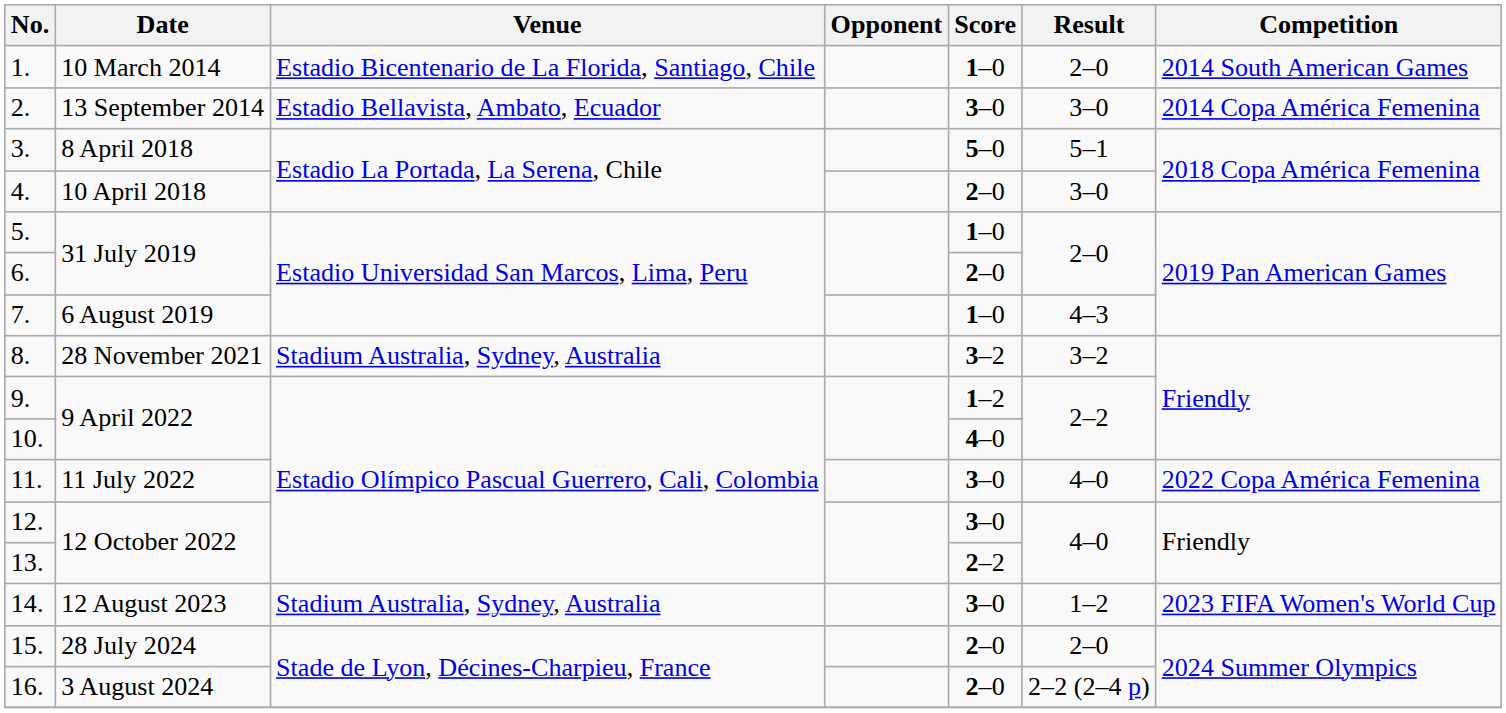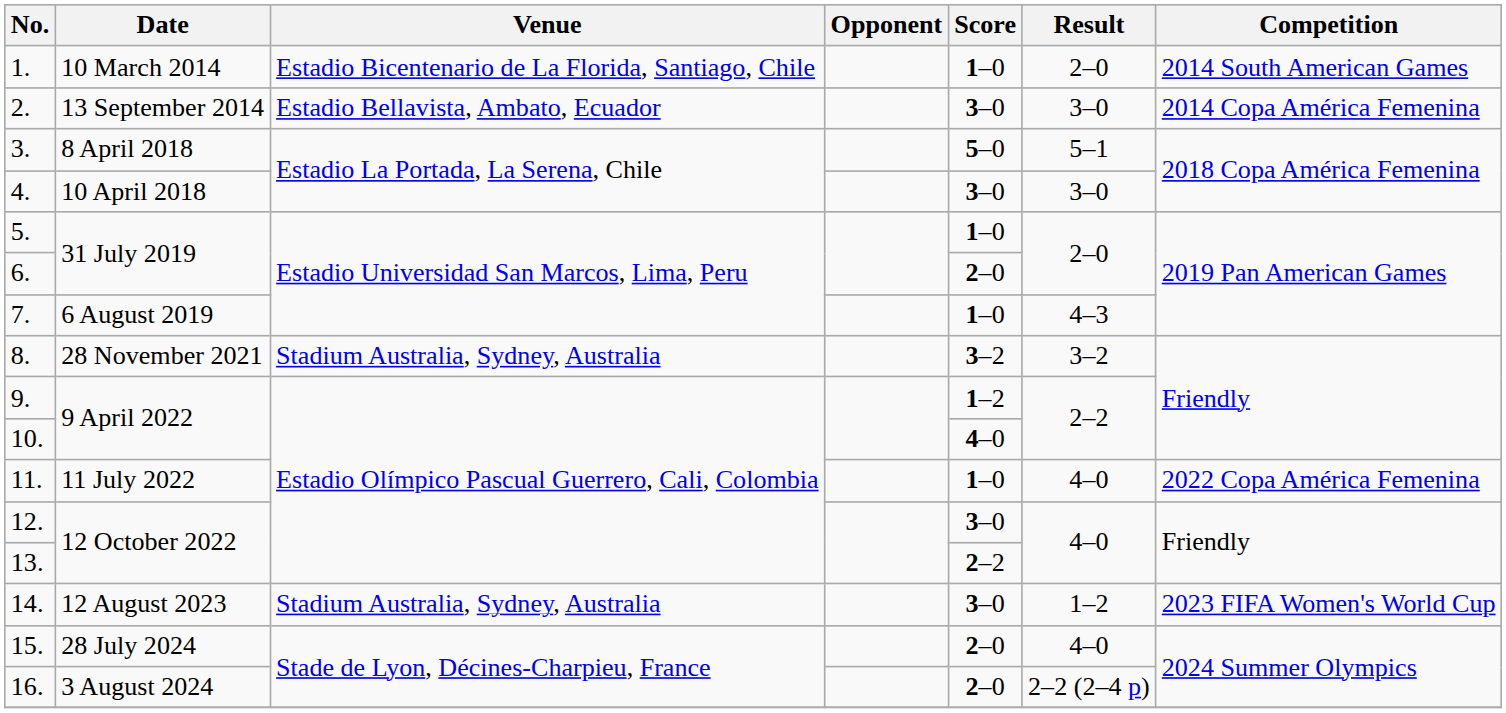(985, 190) 2–0 -> (985, 190) 3–0
(985, 480) 3–0 -> (985, 480) 1–0
(1089, 645) 2–0 -> (1089, 645) 4–0
